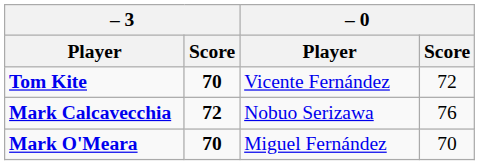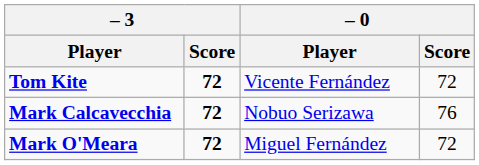(212, 81) 70 -> (212, 81) 72
(212, 143) 70 -> (212, 143) 72
(447, 143) 70 -> (447, 143) 72
